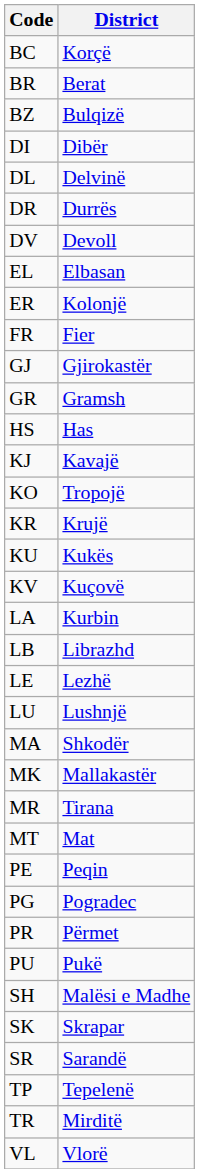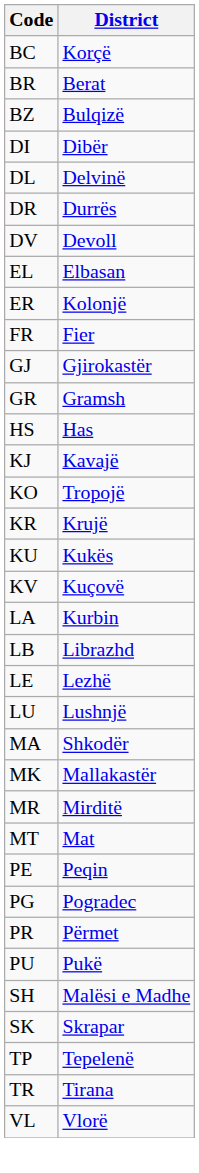(88, 806) Tirana -> (92, 806) Mirditë
- row: (21, 1058)
(92, 1121) Mirditë -> (88, 1090) Tirana
